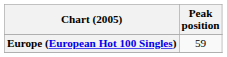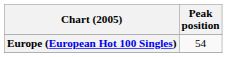(201, 43) 59 -> (201, 43) 54
